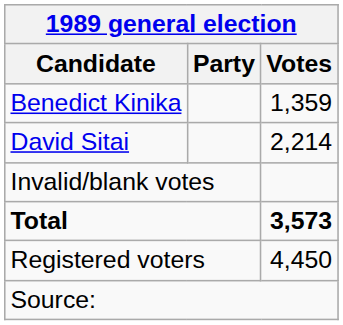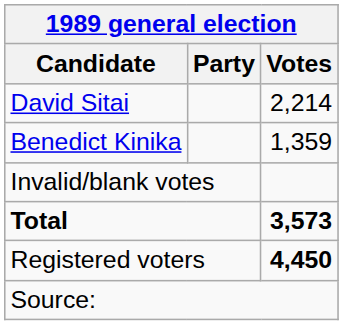rows swapped: (70, 142) <-> (96, 102)
(301, 260) normal -> (301, 260) bold
